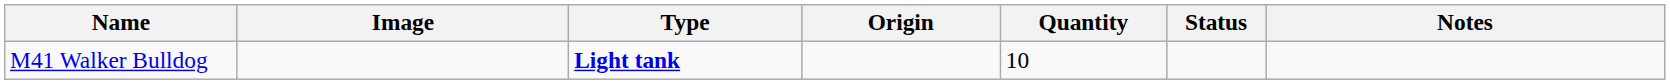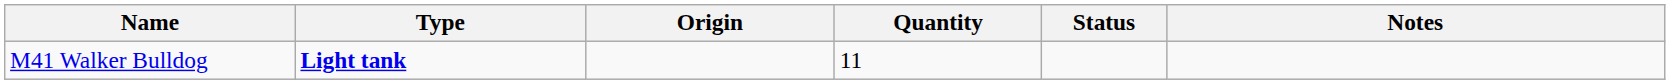- column: (403, 23)
(1017, 60) 10 -> (851, 60) 11
